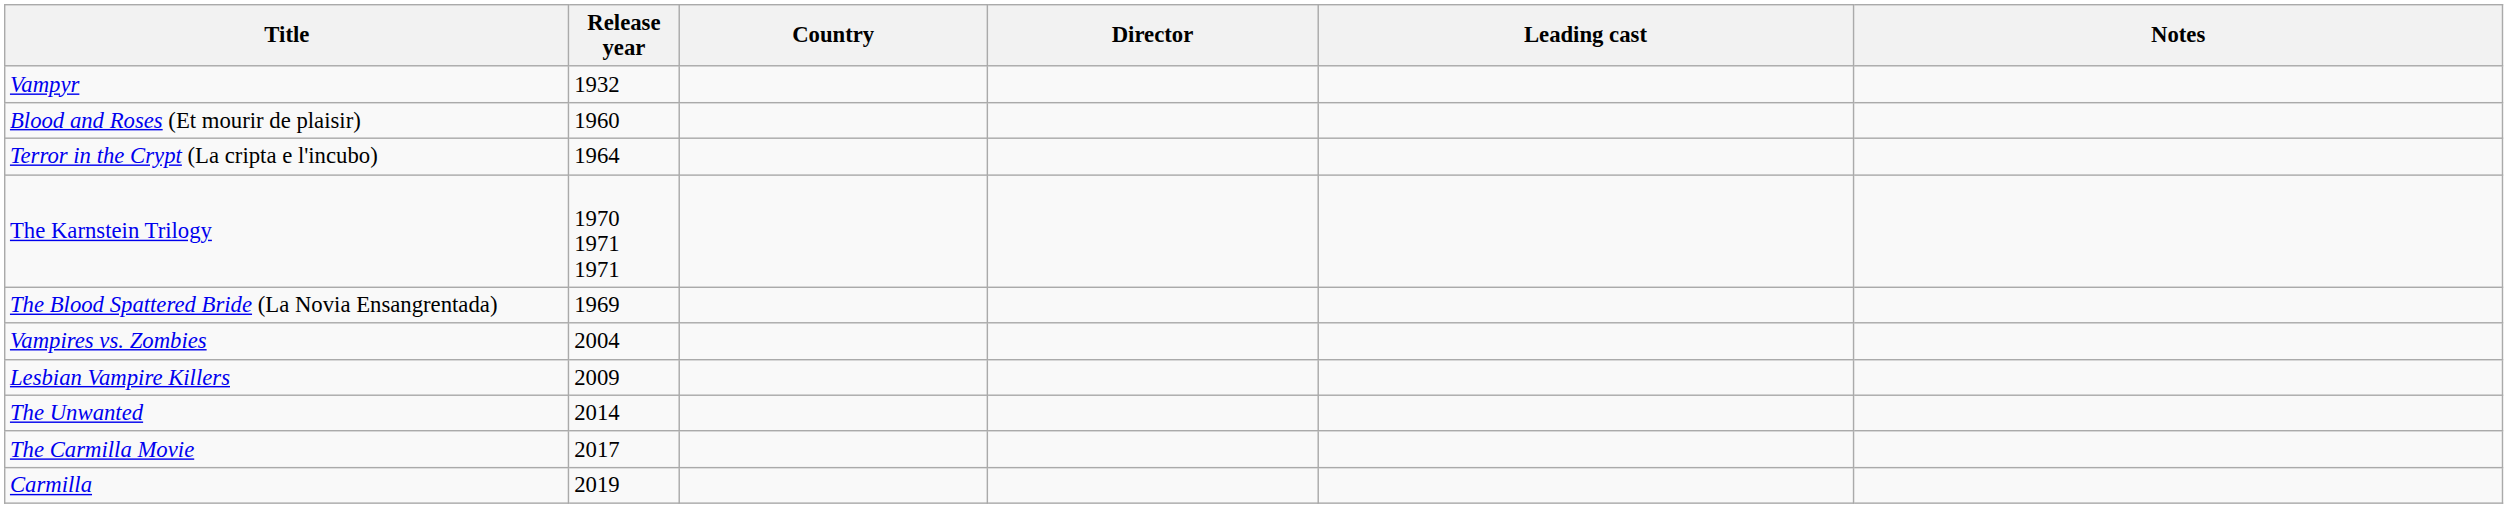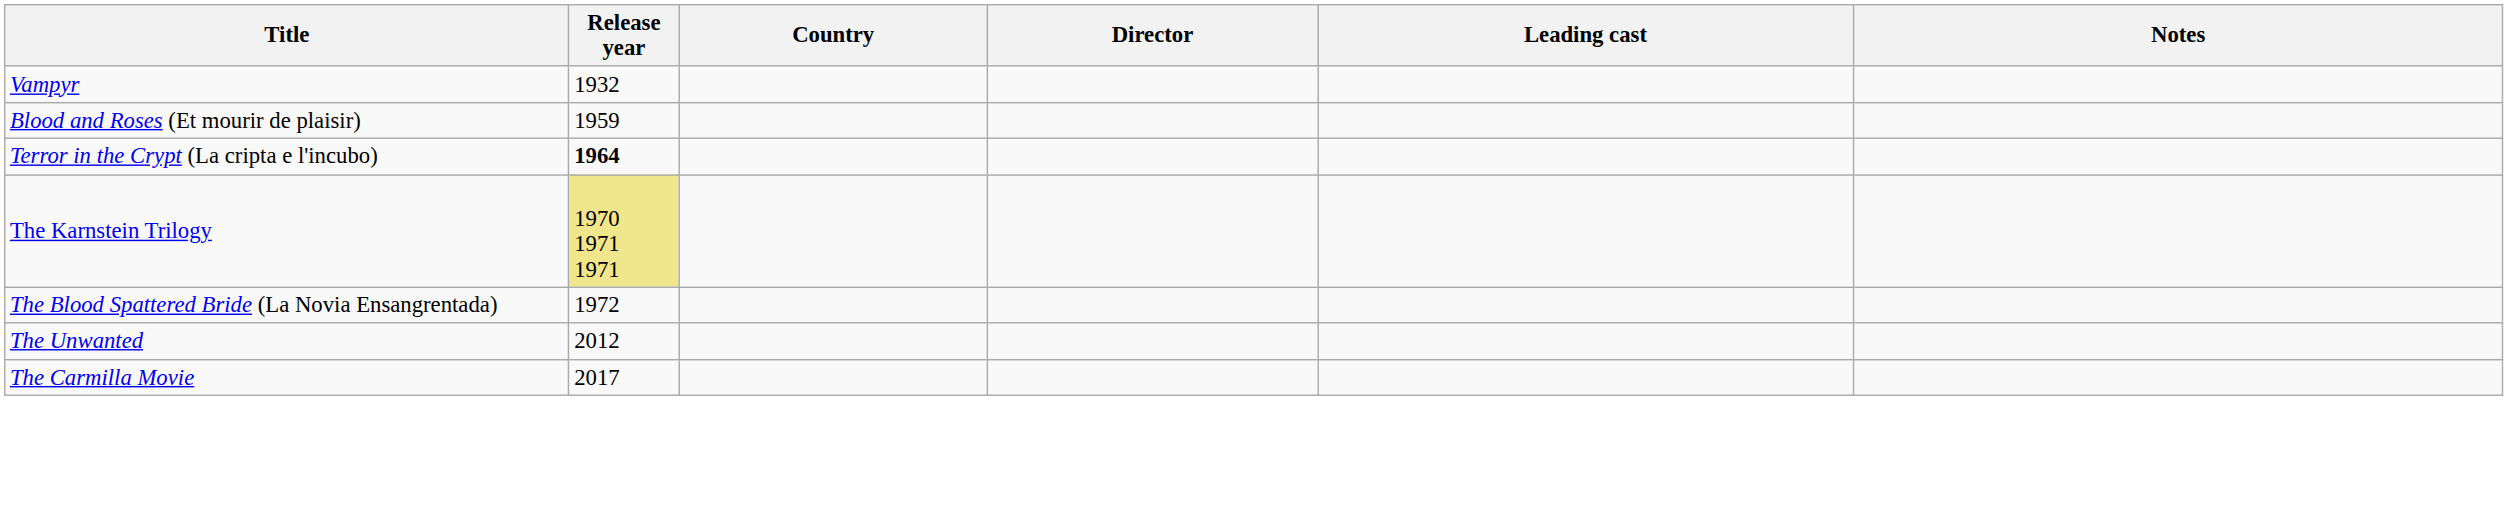(597, 120) 1960 -> (597, 120) 1959
(597, 156) normal -> (597, 156) bold
(597, 243) no background -> (597, 243) khaki background
(597, 304) 1969 -> (597, 304) 1972
- row: (108, 340)
- row: (120, 376)
(597, 413) 2014 -> (597, 340) 2012
- row: (51, 485)
